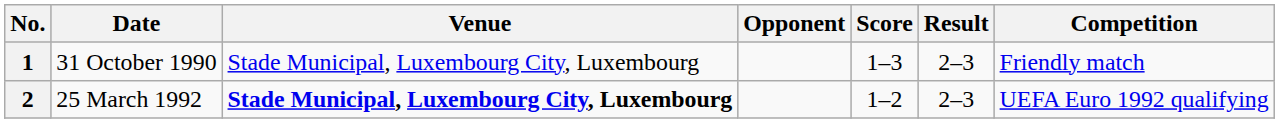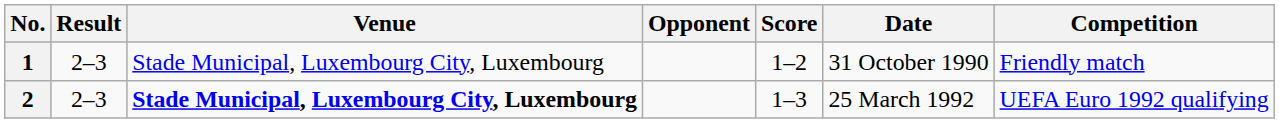columns swapped: (136, 23) <-> (956, 23)
(884, 61) 1–3 -> (789, 61) 1–2
(884, 99) 1–2 -> (789, 99) 1–3
